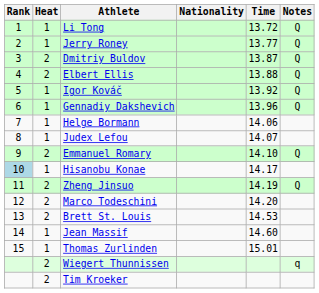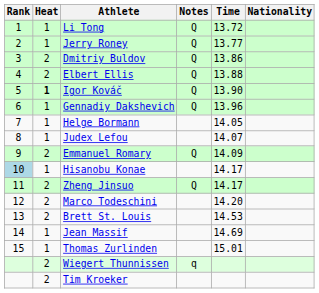columns swapped: (212, 13) <-> (297, 13)
(263, 60) 13.87 -> (228, 60) 13.86
(47, 91) normal -> (47, 91) bold
(263, 91) 13.92 -> (228, 91) 13.90
(263, 123) 14.06 -> (228, 123) 14.05
(263, 154) 14.10 -> (228, 154) 14.09
(263, 186) 14.19 -> (228, 186) 14.17
(263, 233) 14.60 -> (228, 233) 14.69
